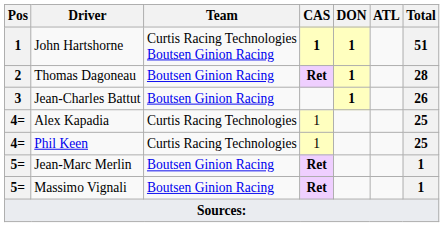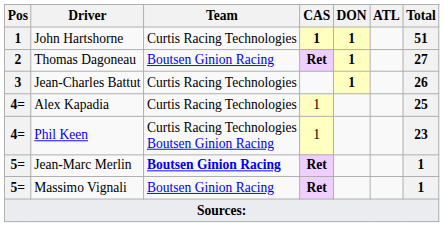(222, 46) Curtis Racing Technologies Boutsen Ginion Racing -> (222, 38) Curtis Racing Technologies
(421, 76) 28 -> (421, 60) 27
(210, 99) Boutsen Ginion Racing -> (222, 83) Curtis Racing Technologies
(222, 143) Curtis Racing Technologies -> (222, 135) Curtis Racing Technologies Boutsen Ginion Racing
(421, 143) 25 -> (421, 135) 23
(210, 165) normal -> (214, 165) bold
